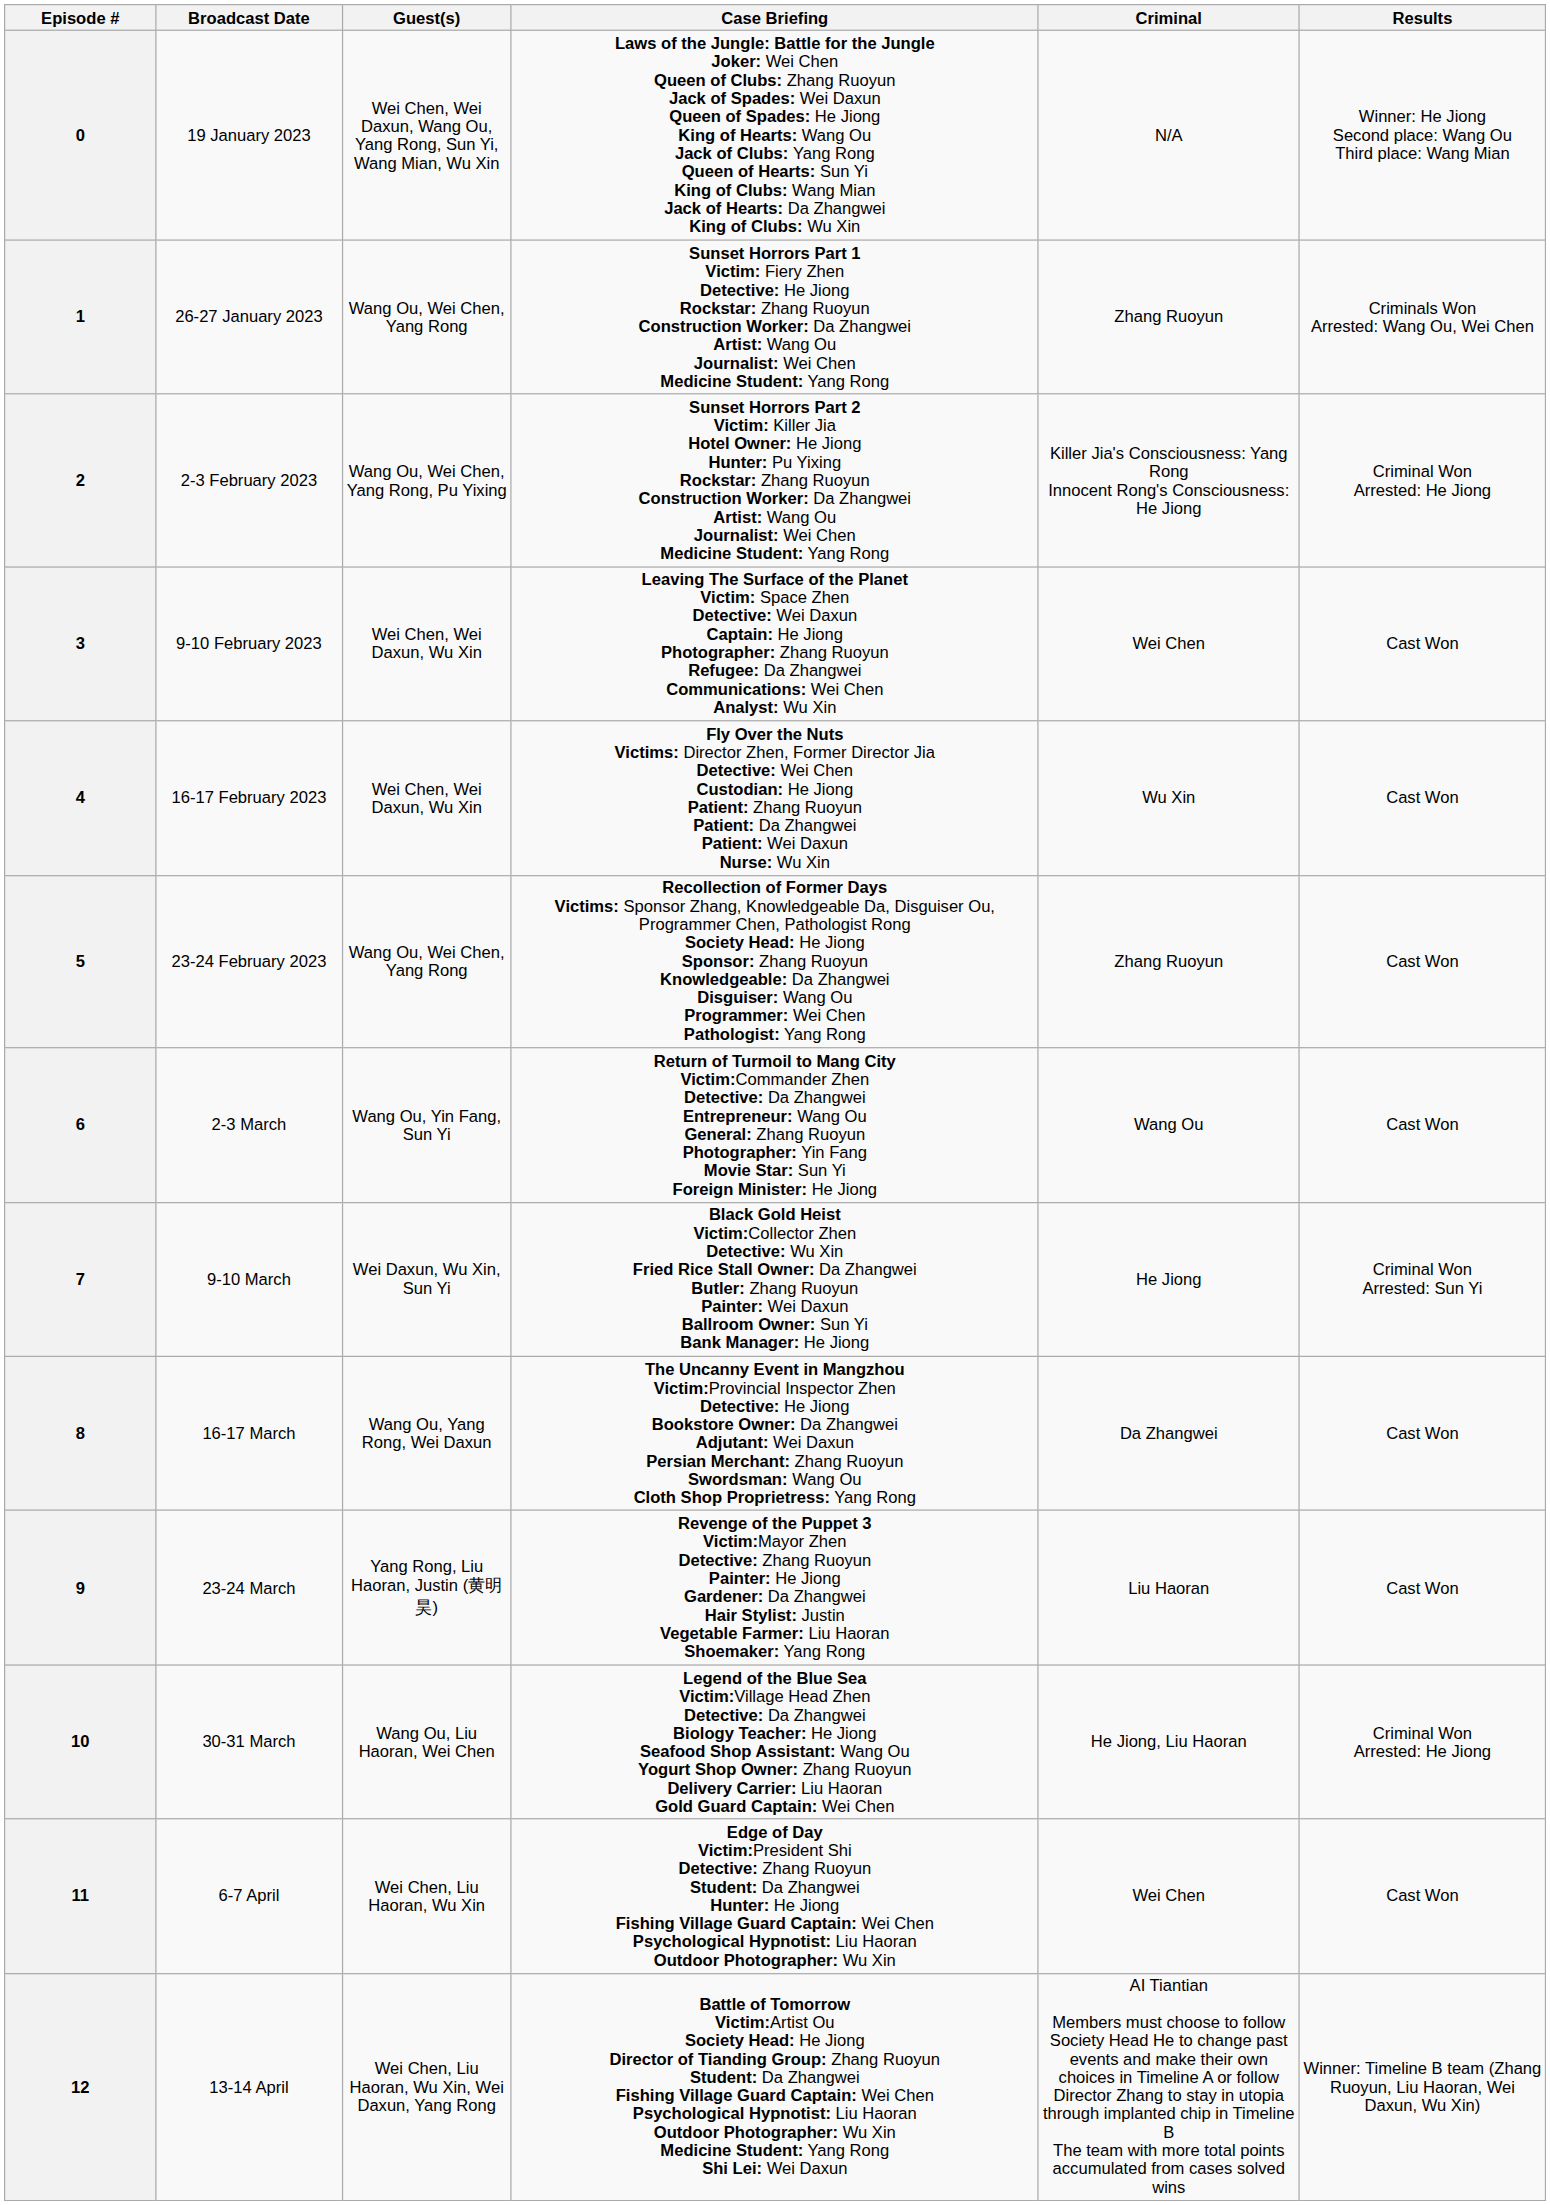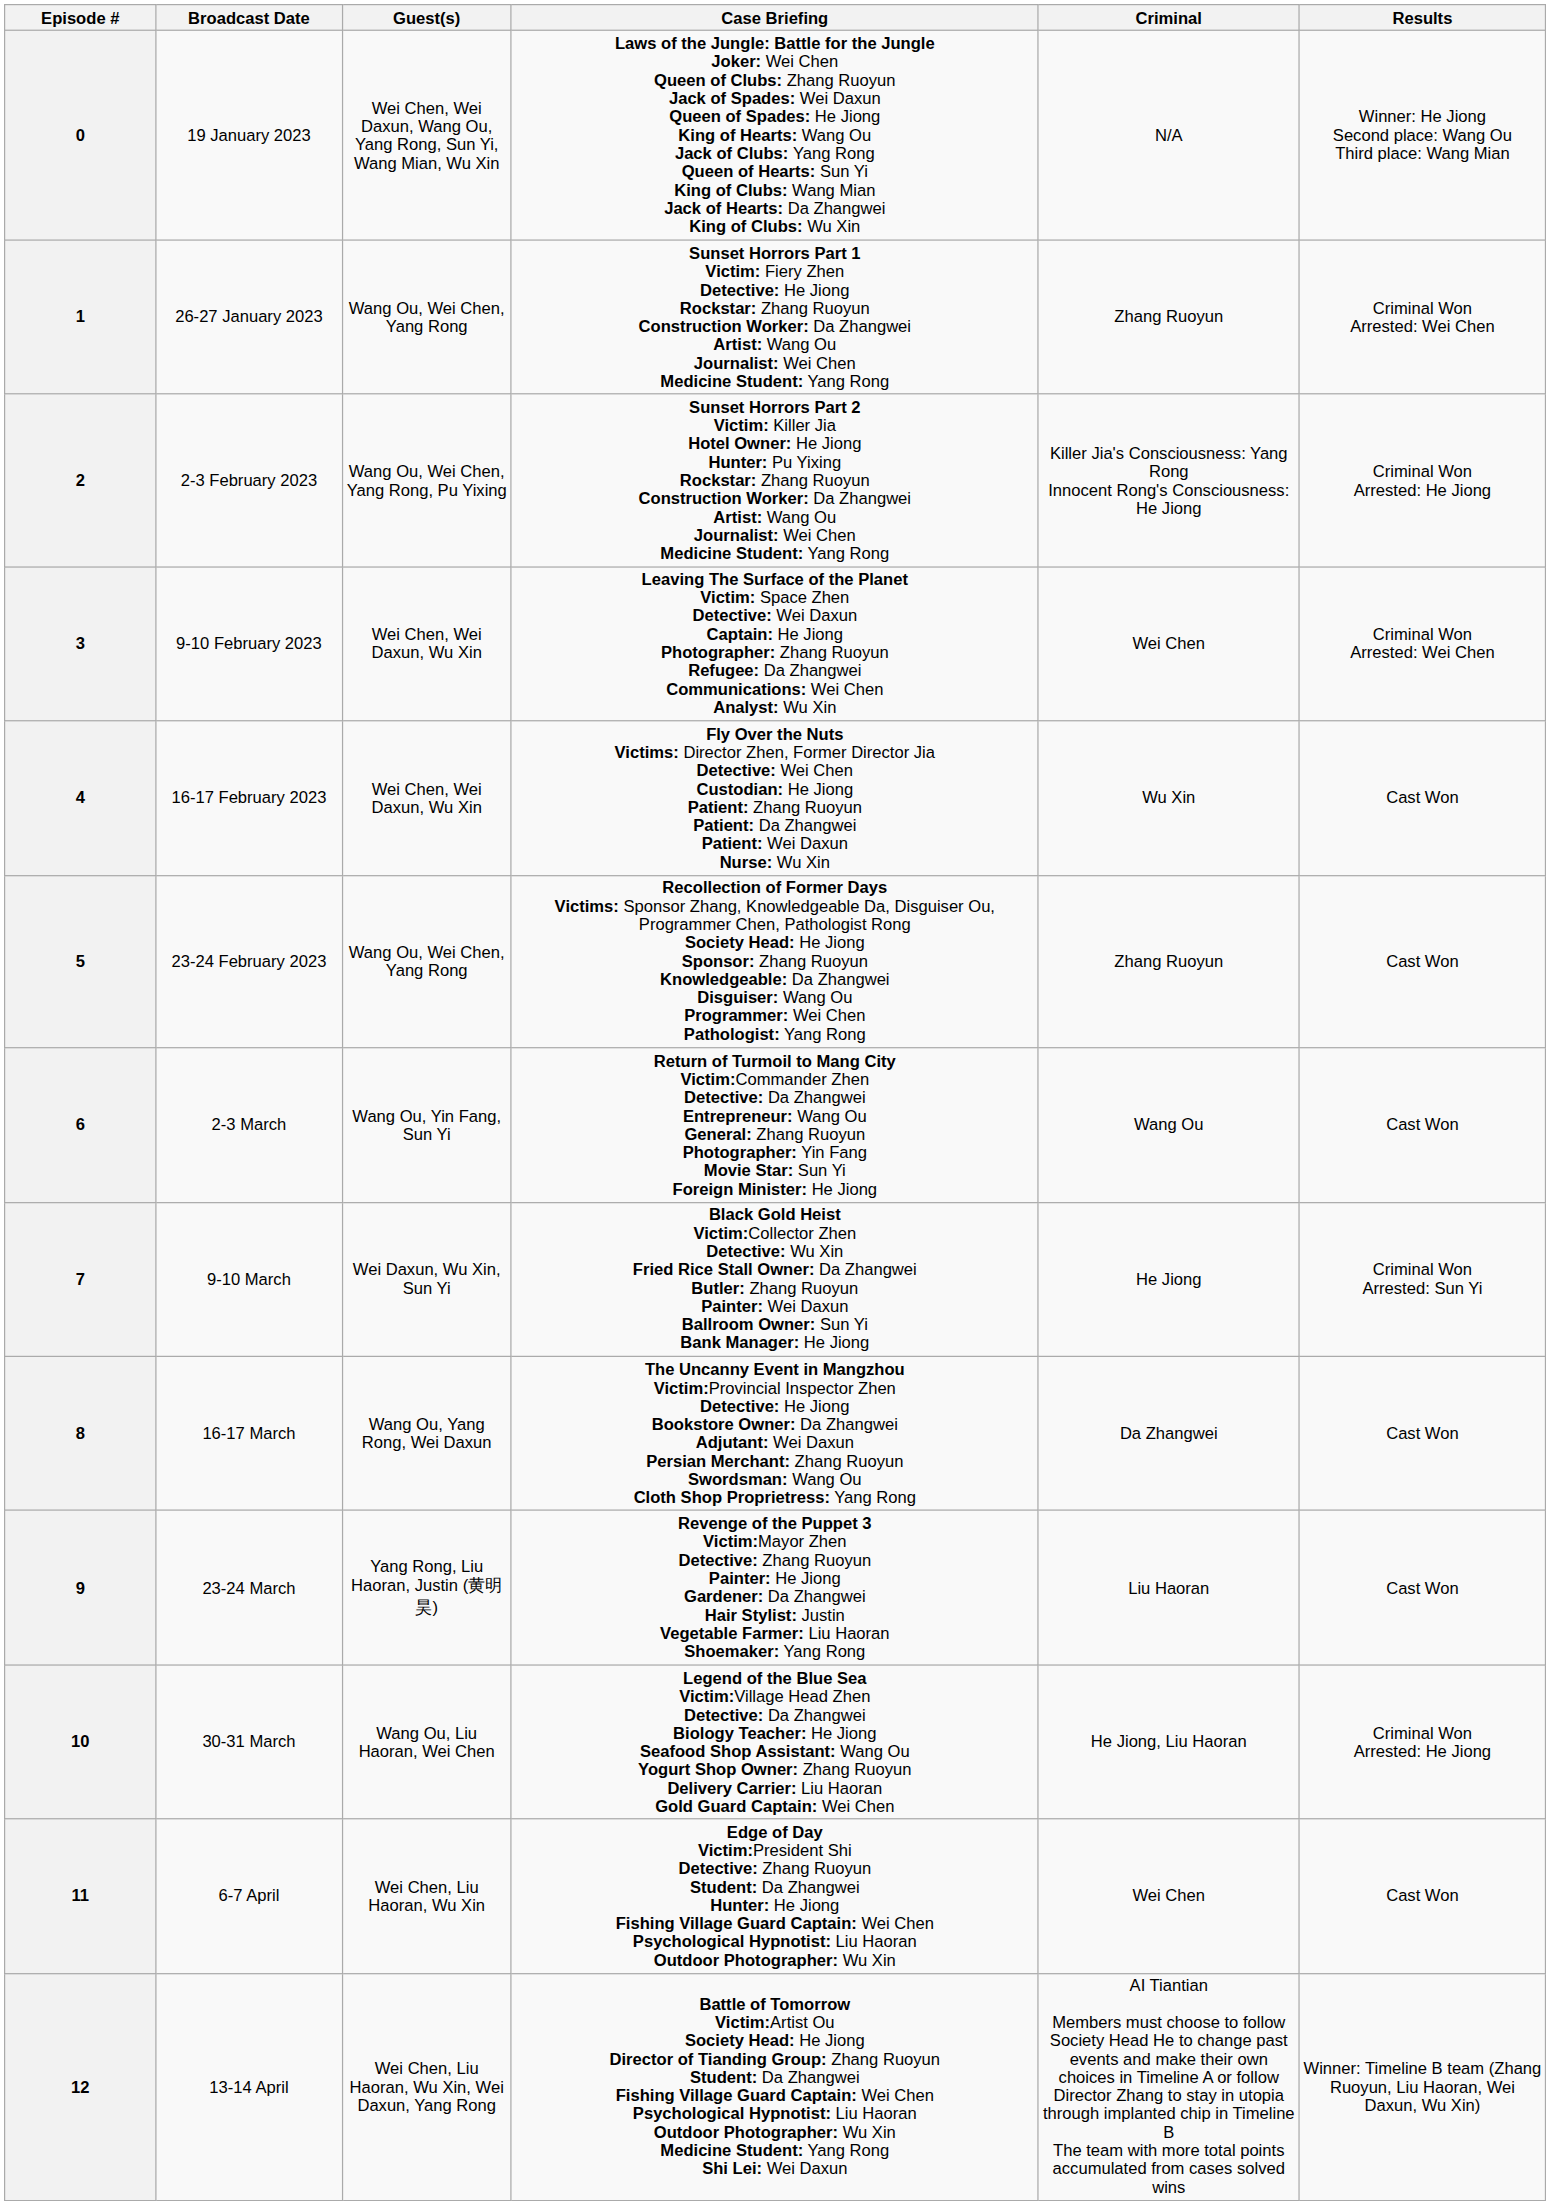(1422, 317) Criminals Won Arrested: Wang Ou, Wei Chen -> (1422, 317) Criminal Won Arrested: Wei Chen
(1422, 643) Cast Won -> (1422, 643) Criminal Won Arrested: Wei Chen
